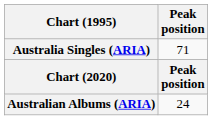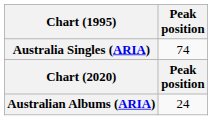(183, 49) 71 -> (183, 49) 74
